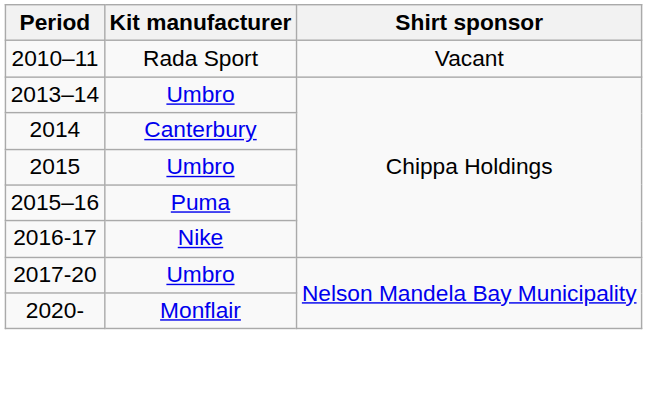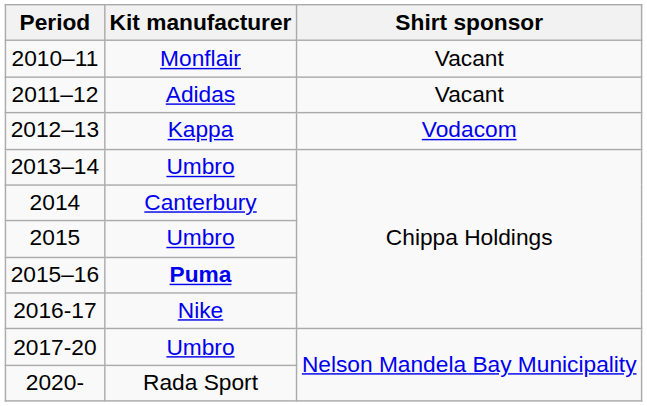(201, 58) Rada Sport -> (201, 58) Monflair
+ row: (55, 94)
+ row: (55, 130)
(200, 202) normal -> (200, 274) bold
(201, 310) Monflair -> (201, 382) Rada Sport
